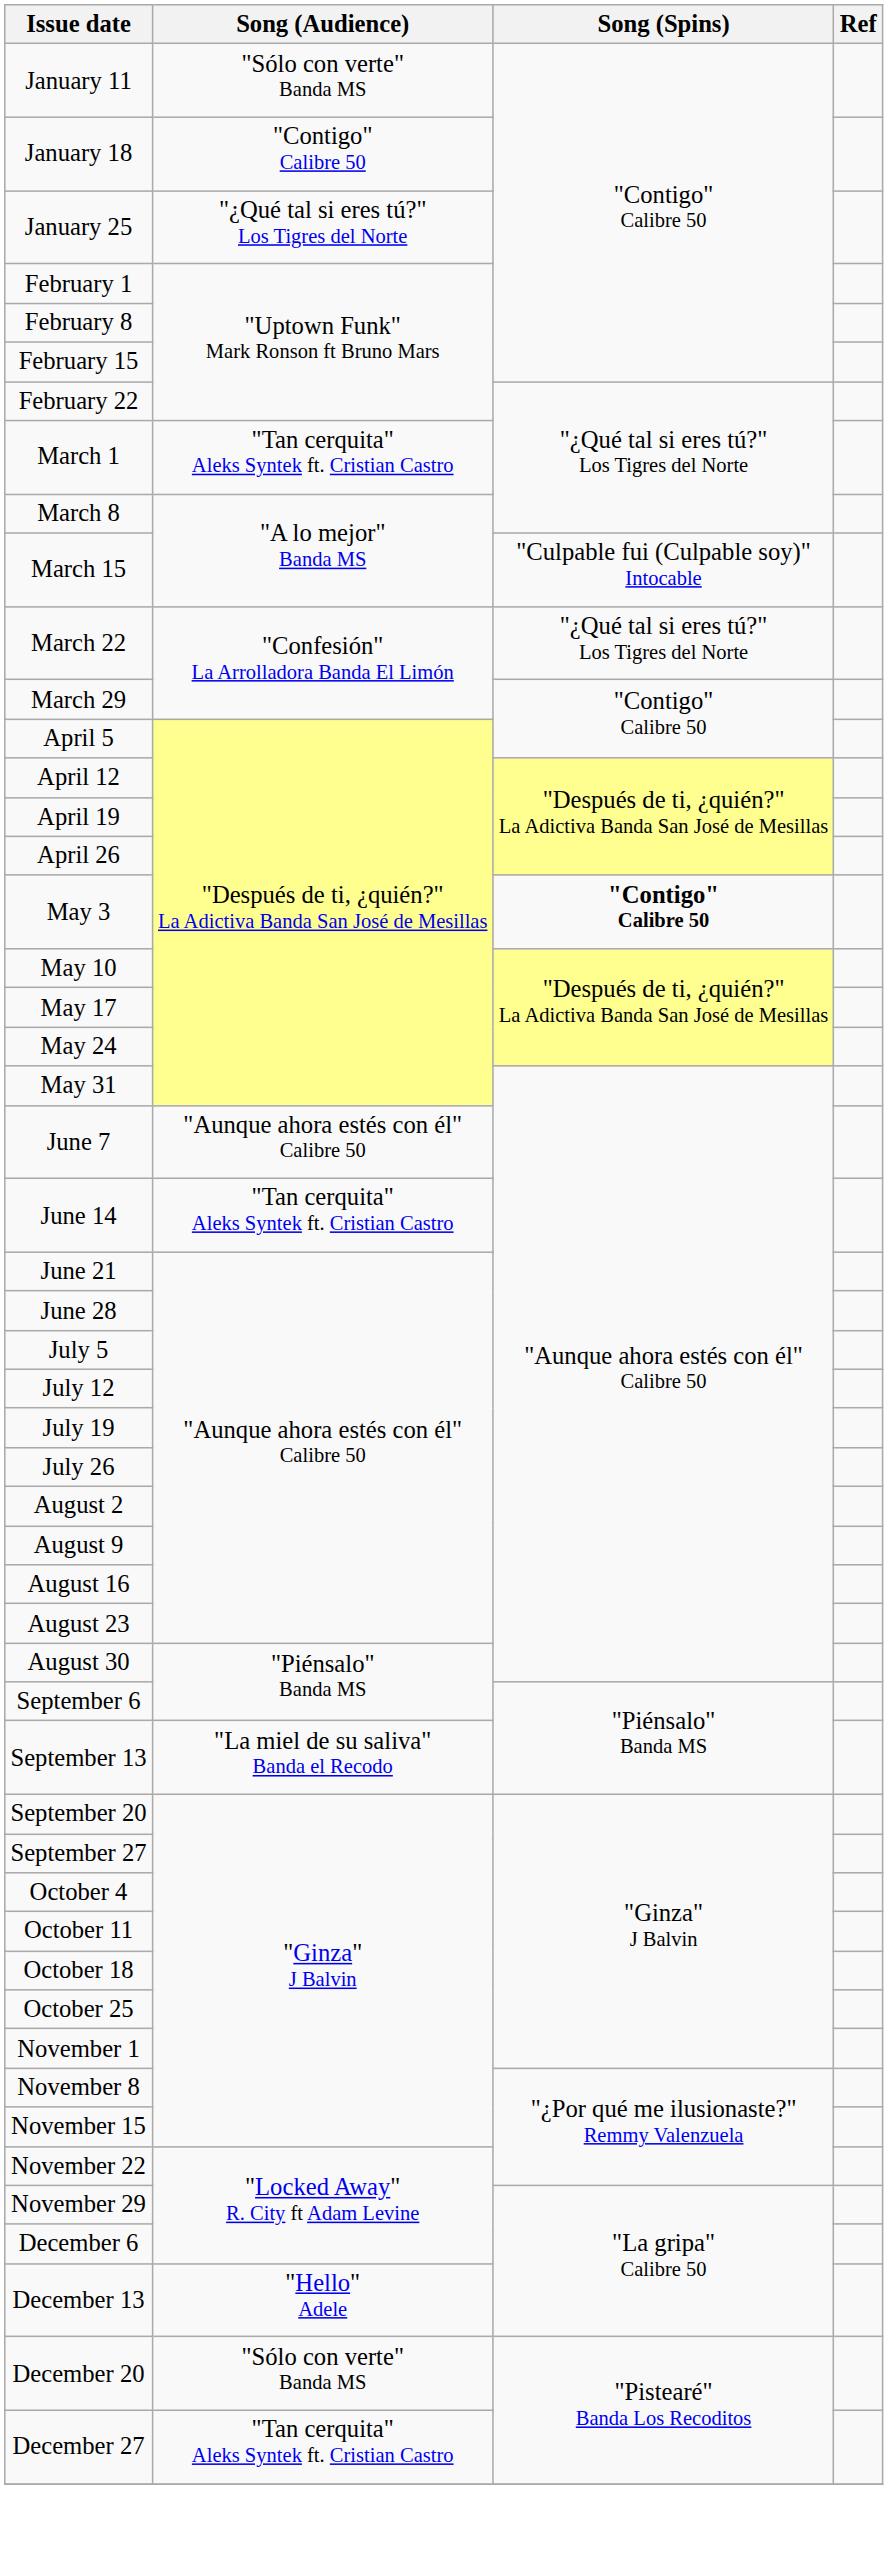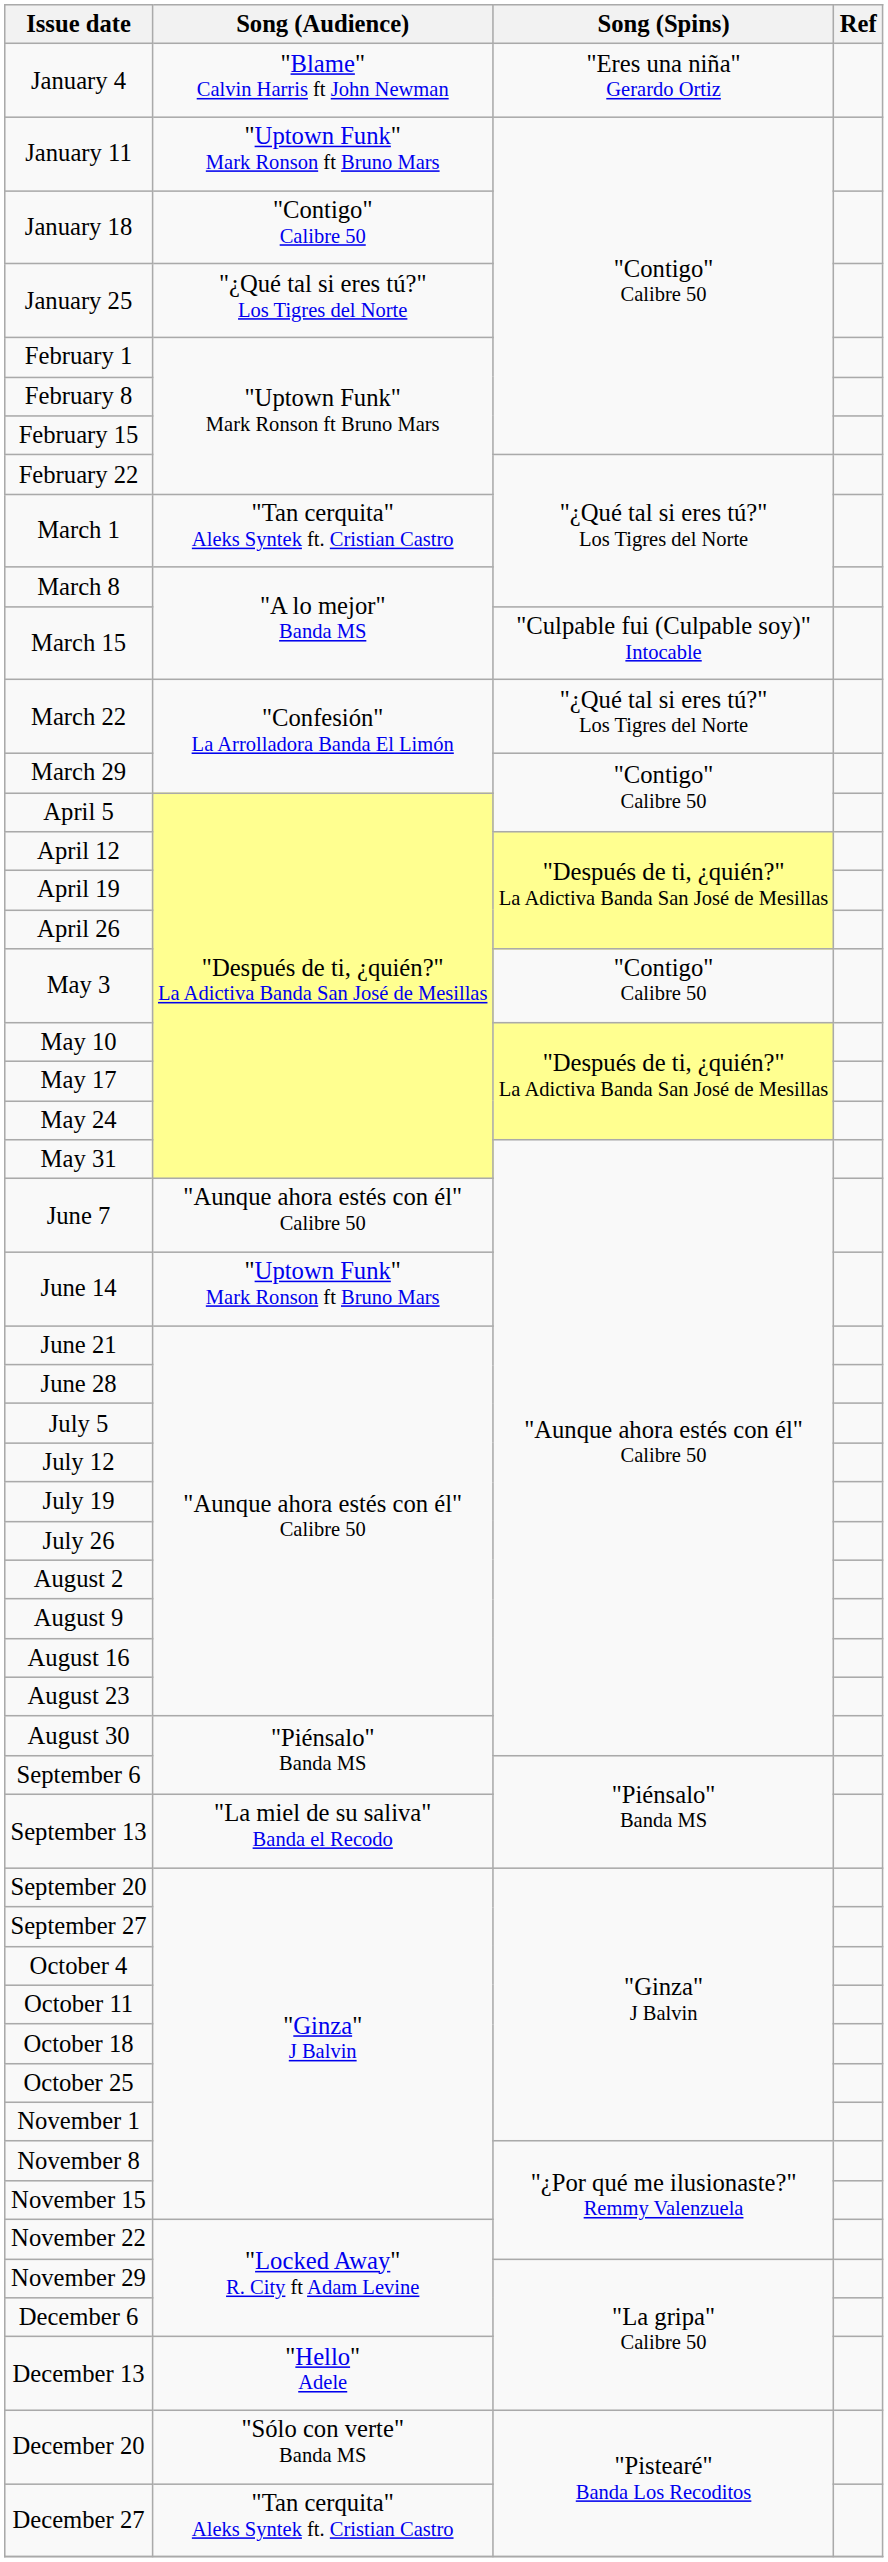+ row: (79, 80)
(323, 75) "Sólo con verte" Banda MS -> (323, 148) "Uptown Funk" Mark Ronson ft Bruno Mars
(664, 911) bold -> (664, 980) normal
(323, 1210) "Tan cerquita" Aleks Syntek ft. Cristian Castro -> (323, 1283) "Uptown Funk" Mark Ronson ft Bruno Mars
